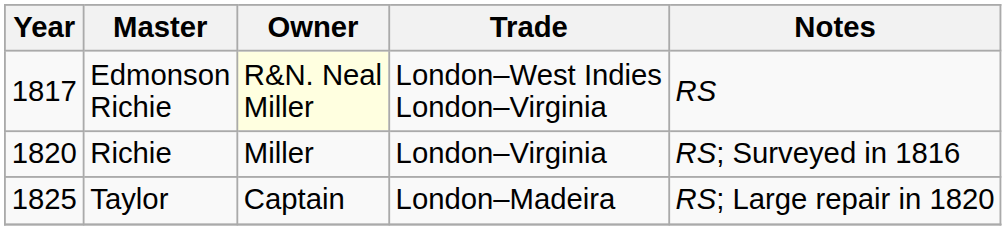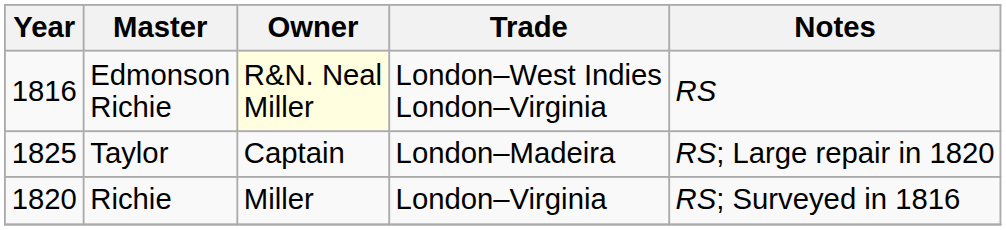(44, 90) 1817 -> (44, 90) 1816
rows swapped: (131, 153) <-> (129, 199)
